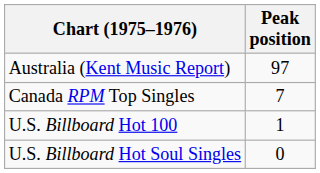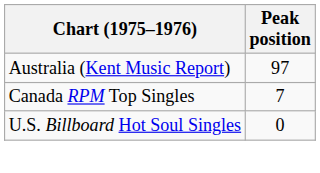- row: (93, 125)
